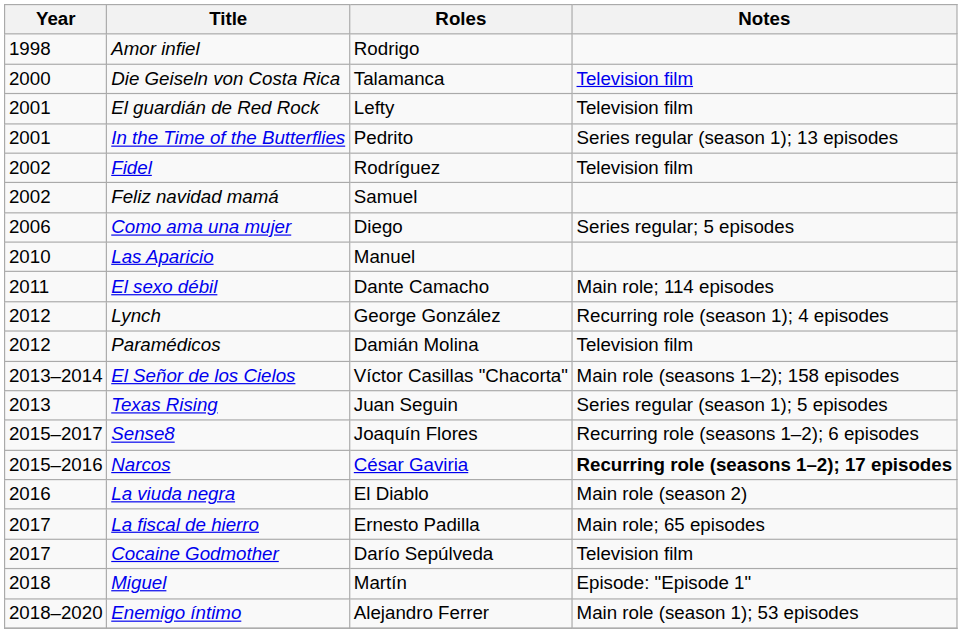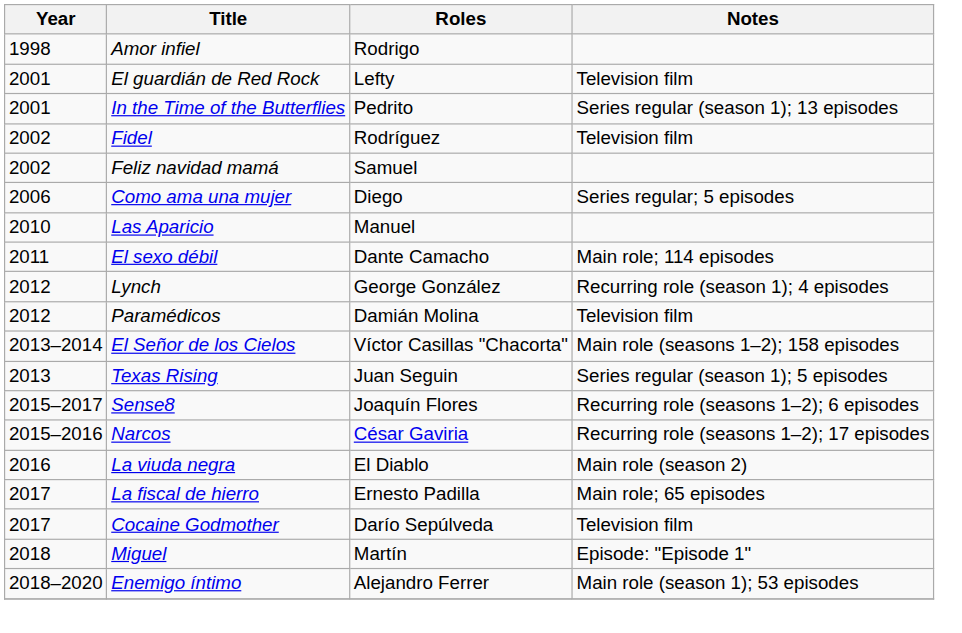- row: (226, 78)
(764, 464) bold -> (753, 434) normal
